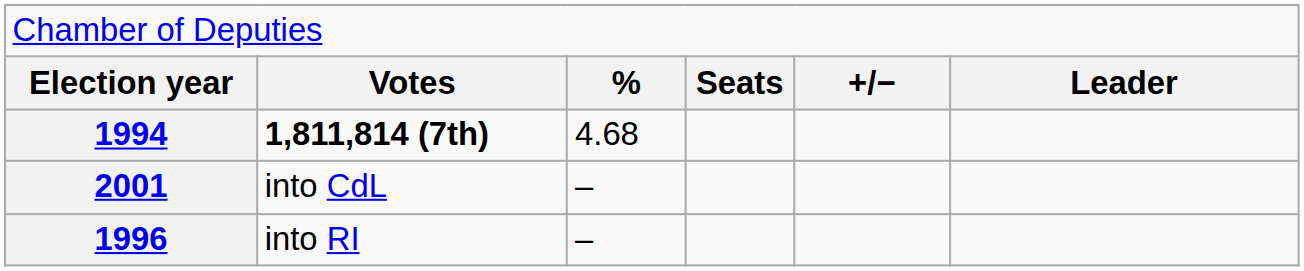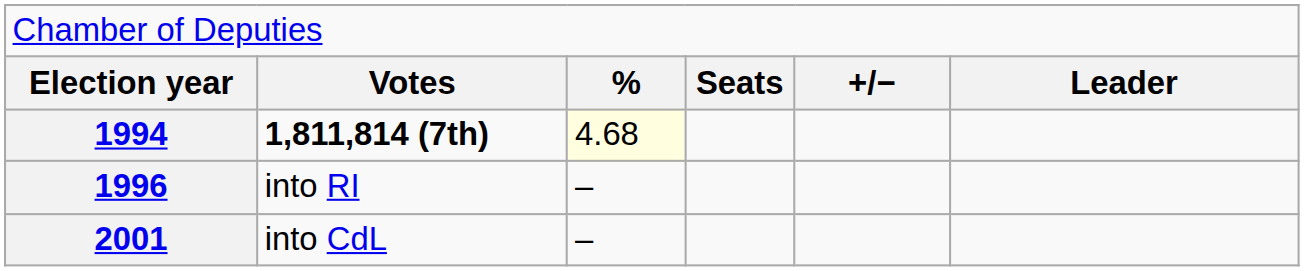(607, 134) no background -> (607, 134) lightyellow background
rows swapped: (131, 238) <-> (131, 186)
